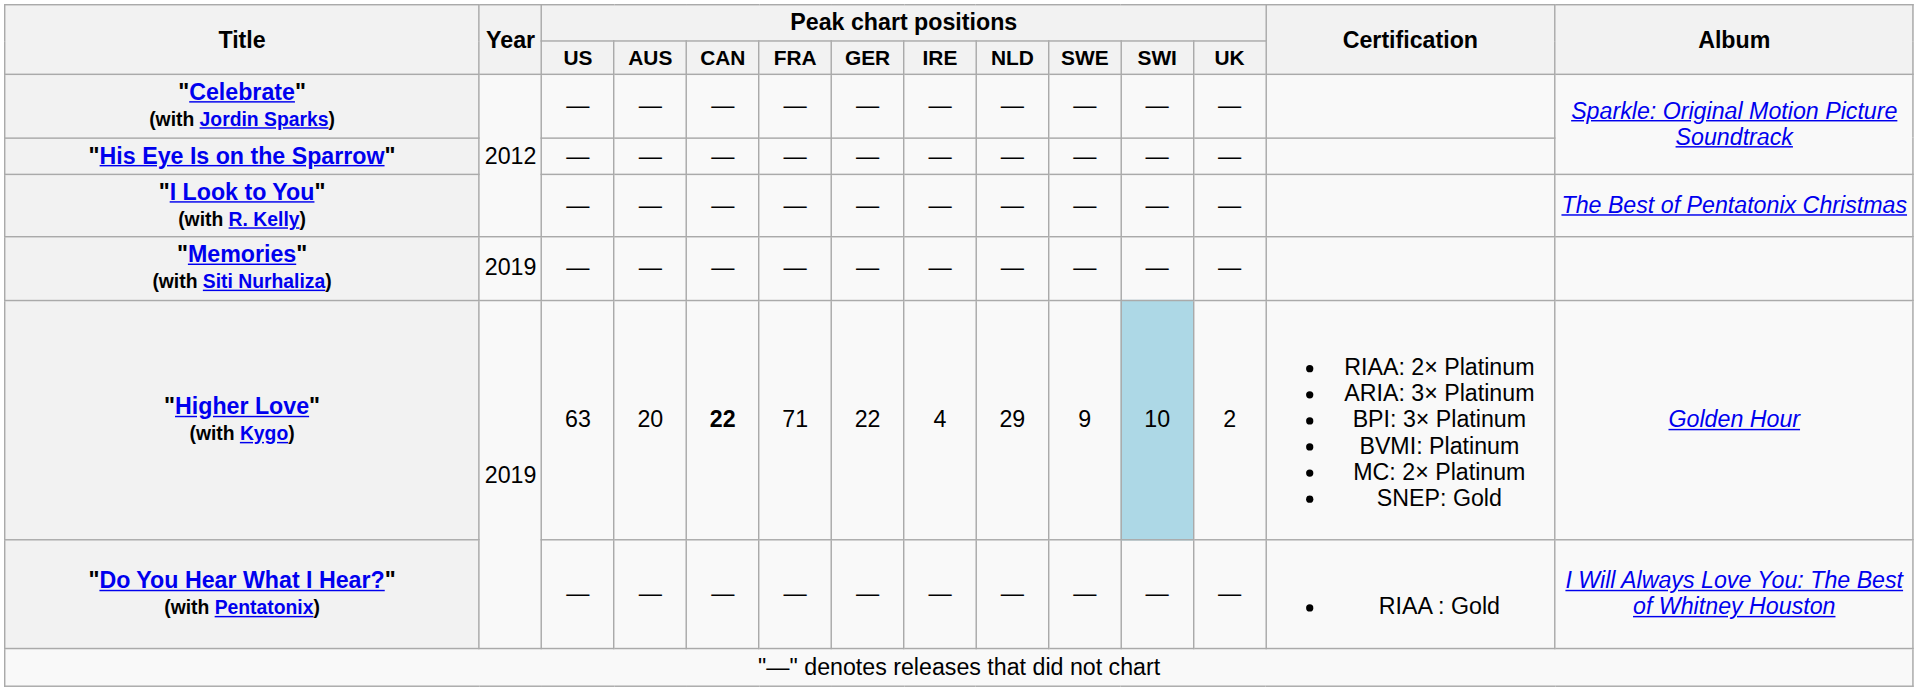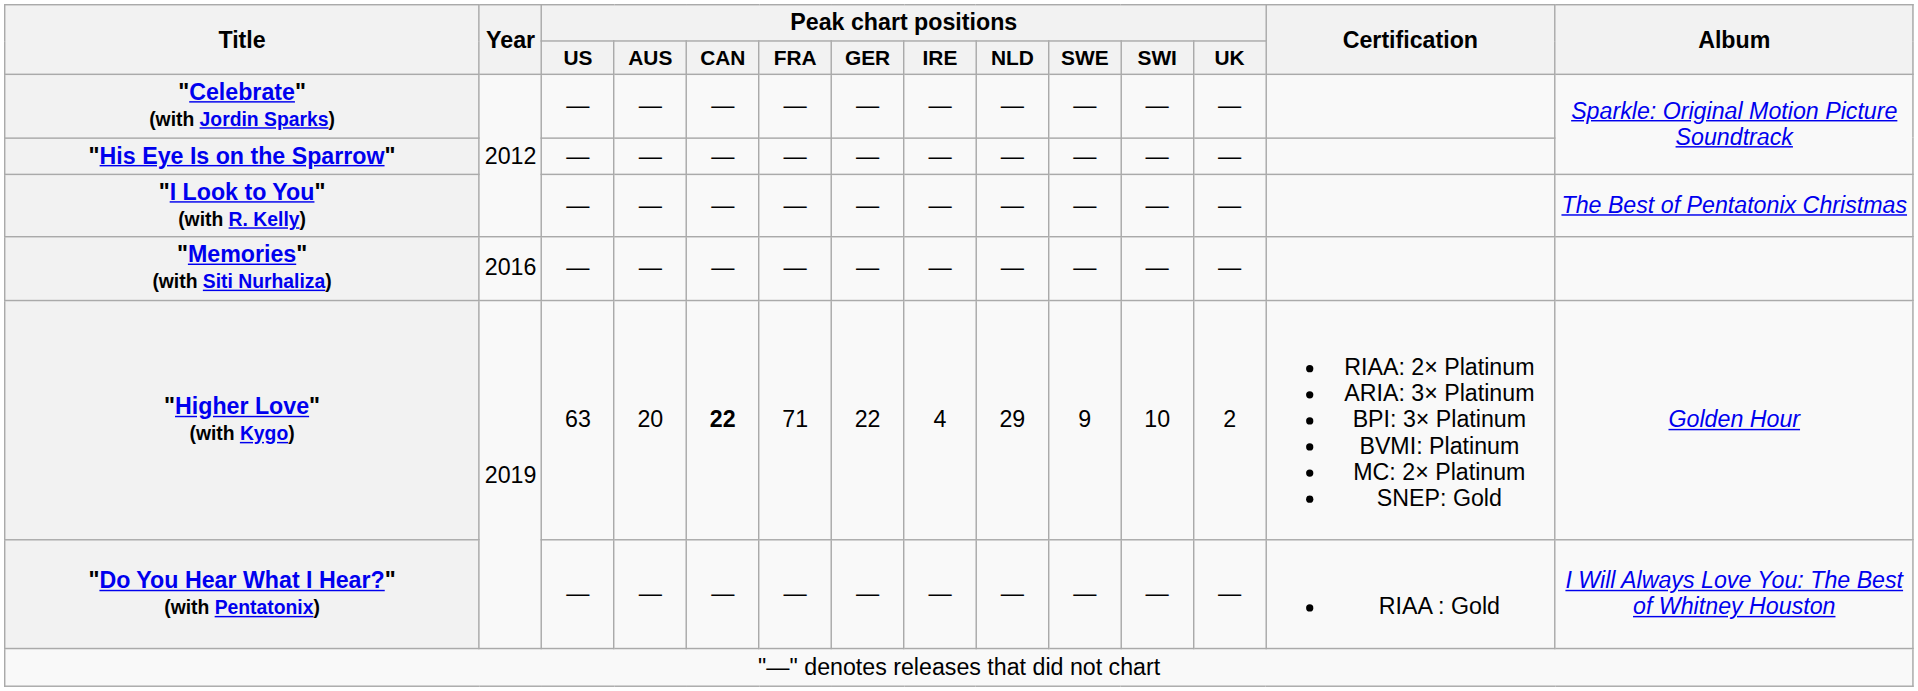(511, 268) 2019 -> (511, 268) 2016
(1157, 419) lightblue background -> (1157, 419) no background
